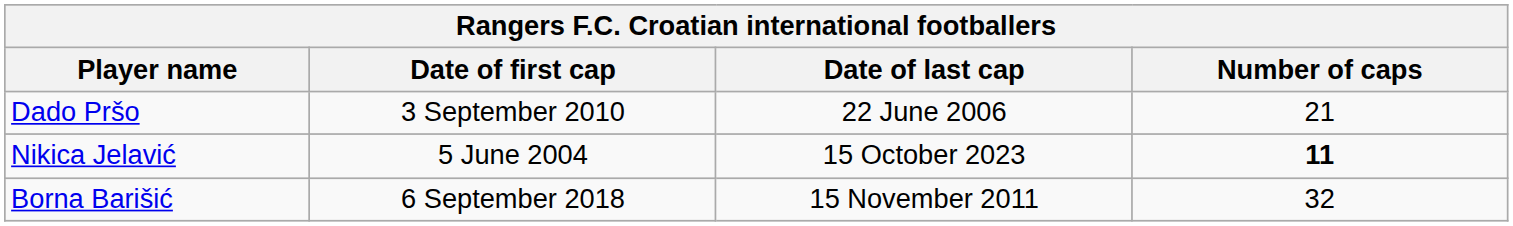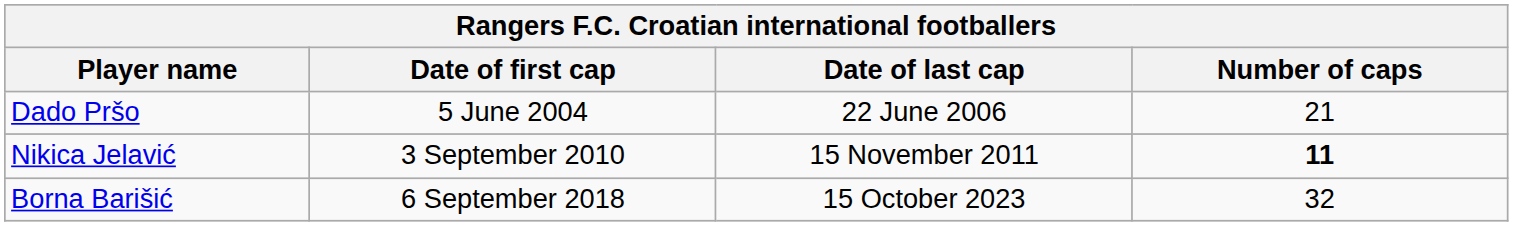(513, 112) 3 September 2010 -> (513, 112) 5 June 2004
(513, 155) 5 June 2004 -> (513, 155) 3 September 2010
(924, 155) 15 October 2023 -> (924, 155) 15 November 2011
(924, 198) 15 November 2011 -> (924, 198) 15 October 2023
